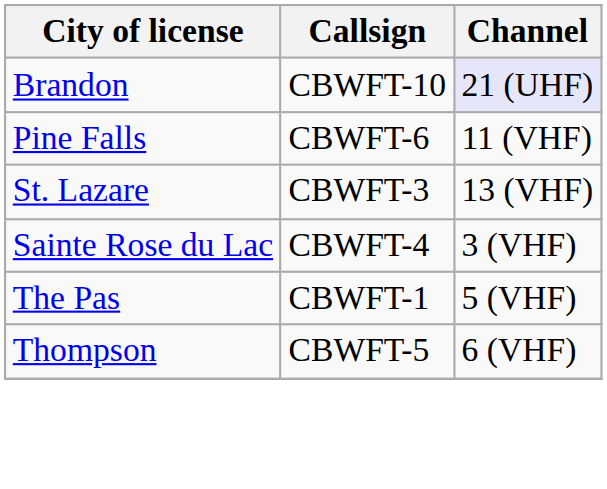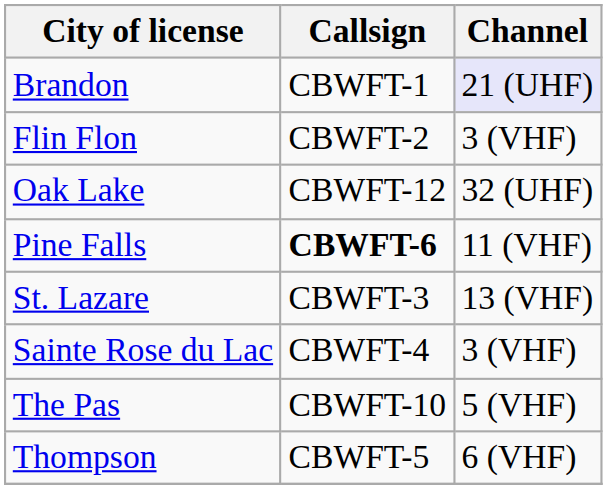(367, 84) CBWFT-10 -> (359, 84) CBWFT-1
+ row: (75, 137)
+ row: (79, 191)
(359, 137) normal -> (363, 244) bold
(359, 297) CBWFT-1 -> (367, 404) CBWFT-10
